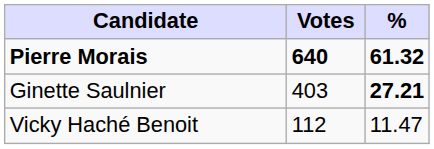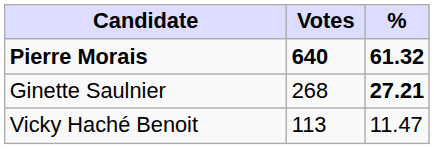(310, 90) 403 -> (310, 90) 268
(309, 125) 112 -> (309, 125) 113
